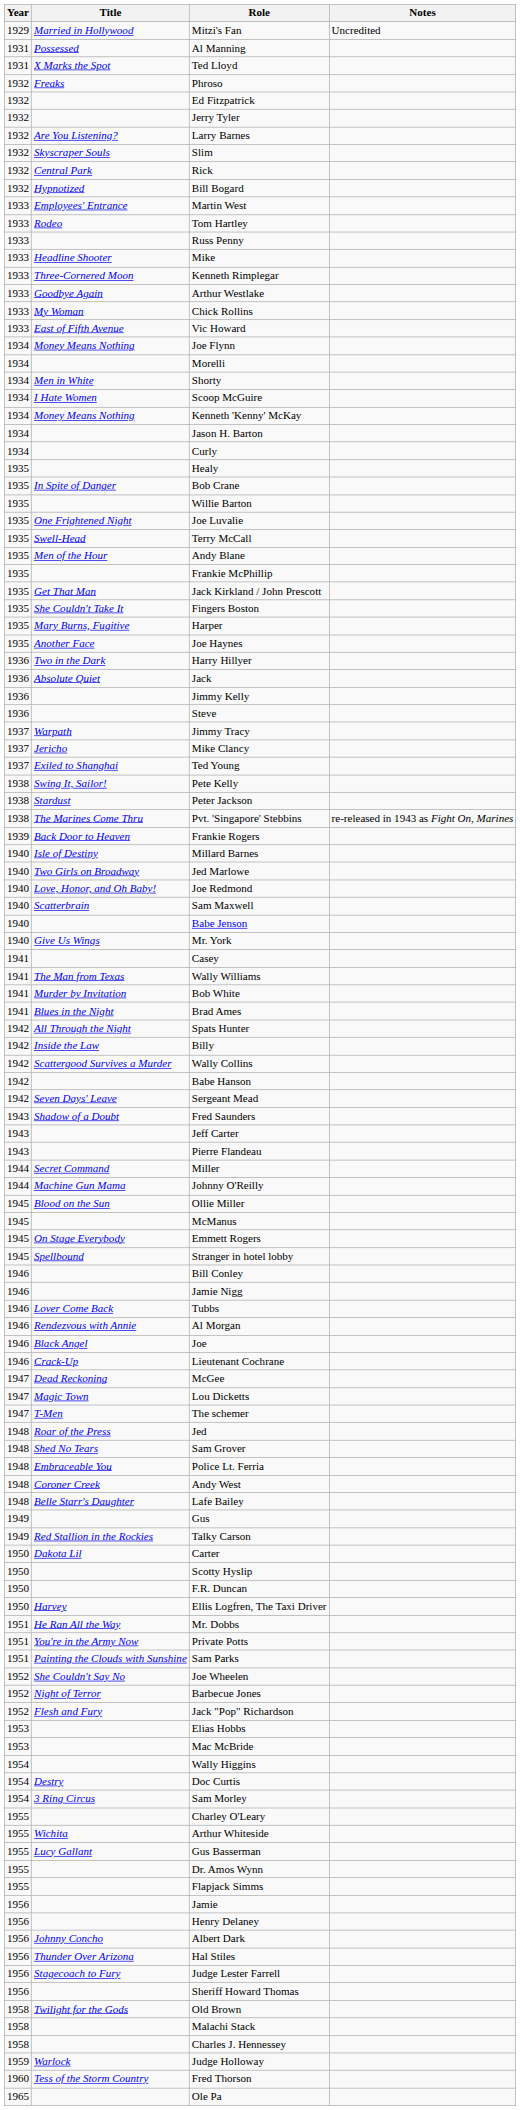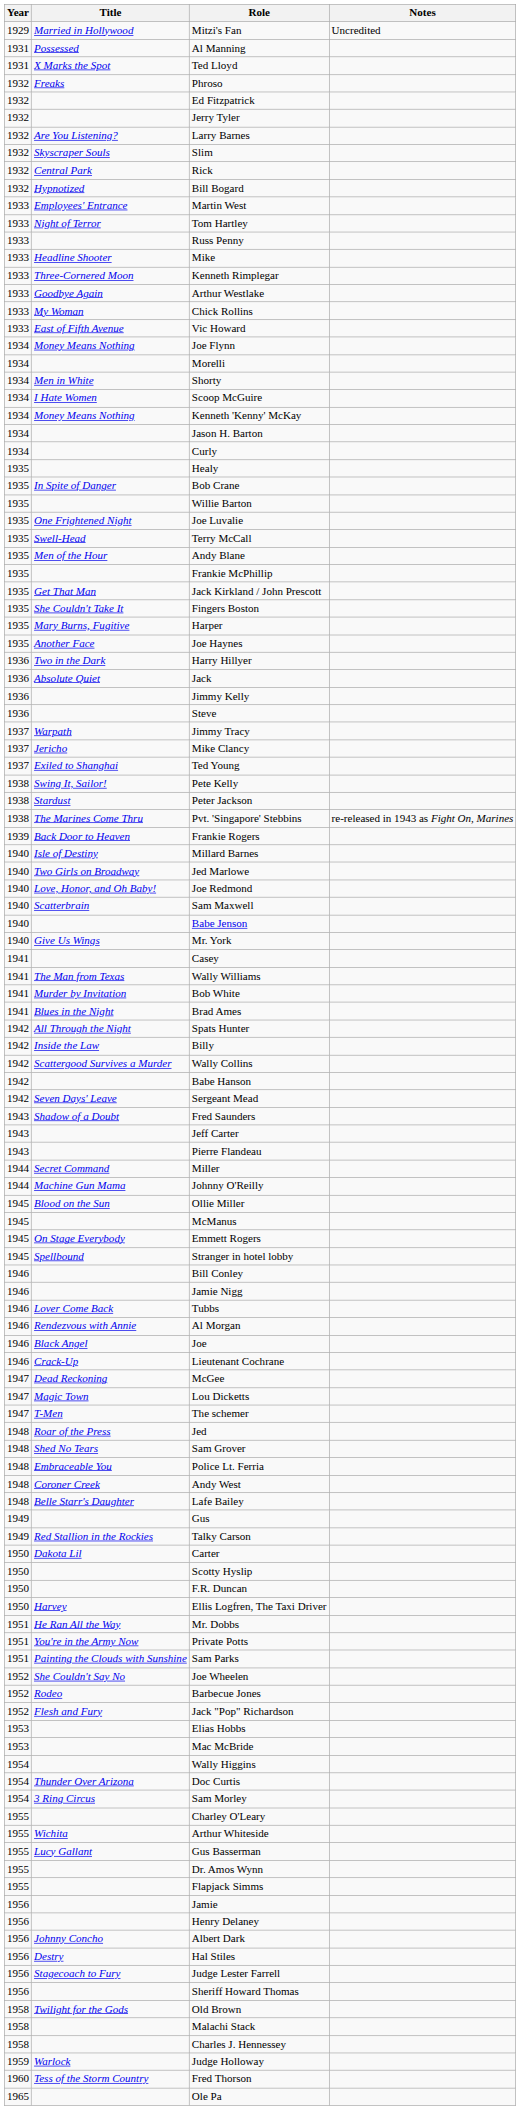(48, 223) Rodeo -> (67, 223) Night of Terror
(67, 1694) Night of Terror -> (48, 1694) Rodeo
(49, 1781) Destry -> (84, 1781) Thunder Over Arizona
(84, 1956) Thunder Over Arizona -> (49, 1956) Destry
